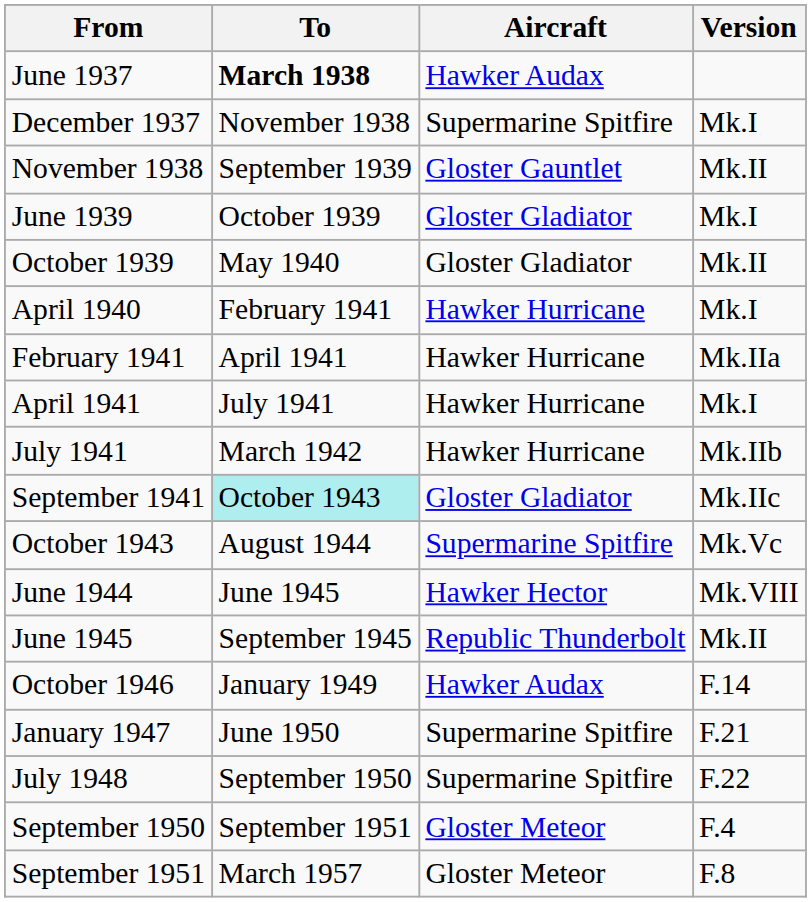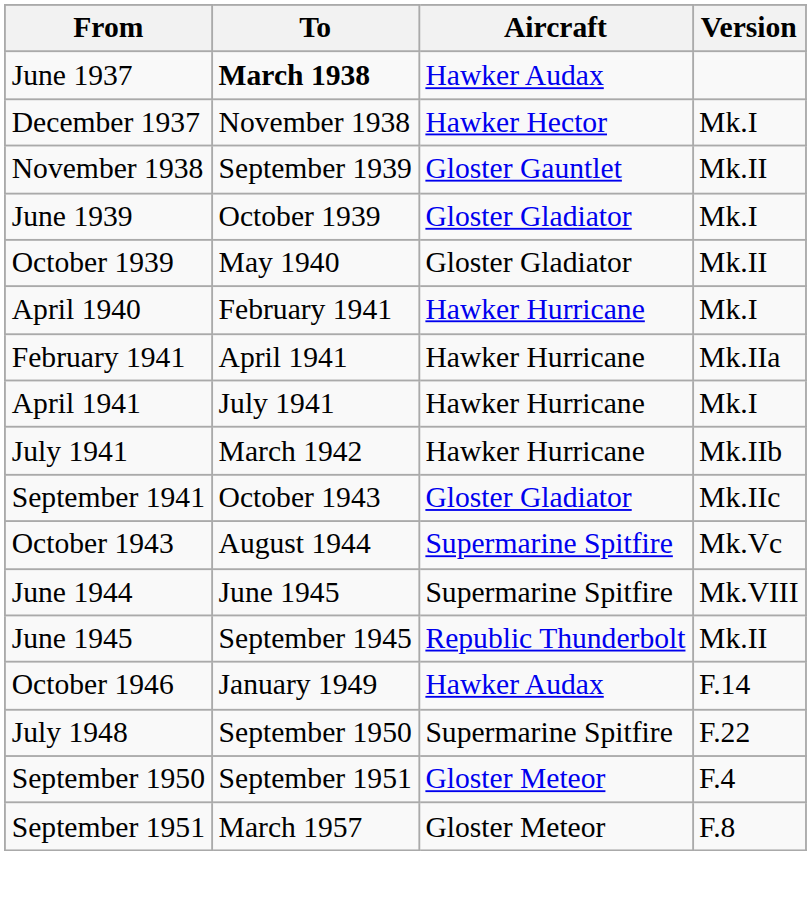(549, 121) Supermarine Spitfire -> (516, 121) Hawker Hector
(300, 497) paleturquoise background -> (300, 497) no background
(516, 591) Hawker Hector -> (549, 591) Supermarine Spitfire
- row: (91, 732)
